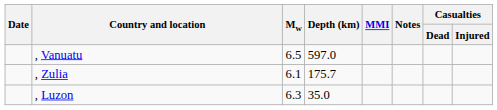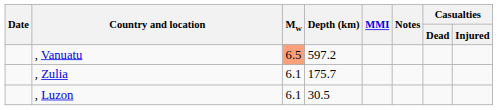(293, 54) no background -> (293, 54) lightsalmon background
(322, 54) 597.0 -> (322, 54) 597.2
(293, 94) 6.3 -> (293, 94) 6.1
(319, 94) 35.0 -> (319, 94) 30.5
